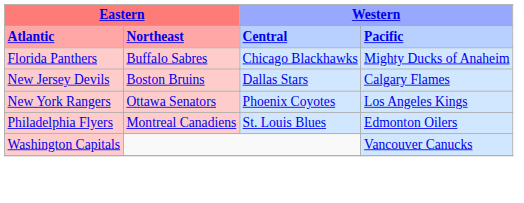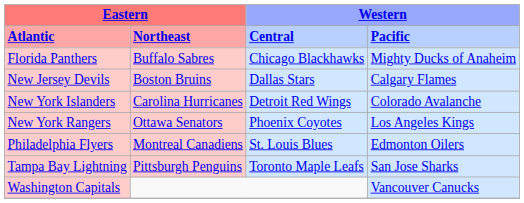+ row: (61, 101)
+ row: (67, 166)
